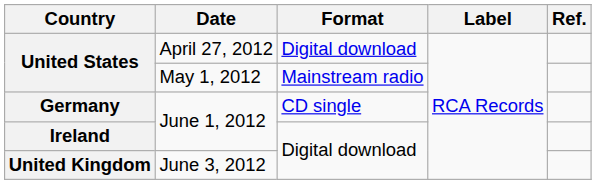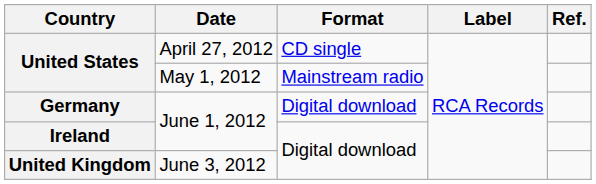(349, 48) Digital download -> (321, 48) CD single
(321, 106) CD single -> (349, 106) Digital download
